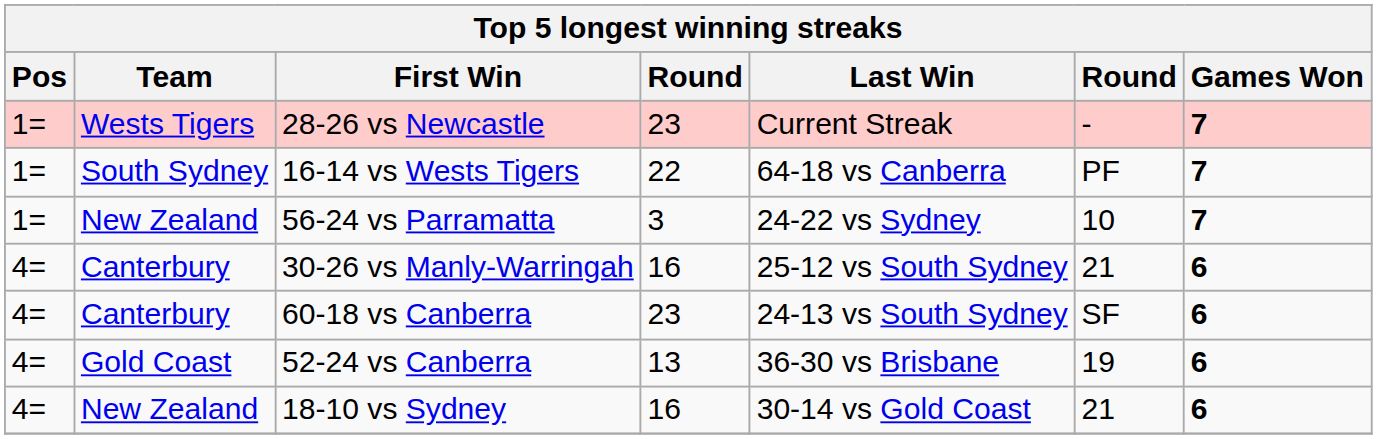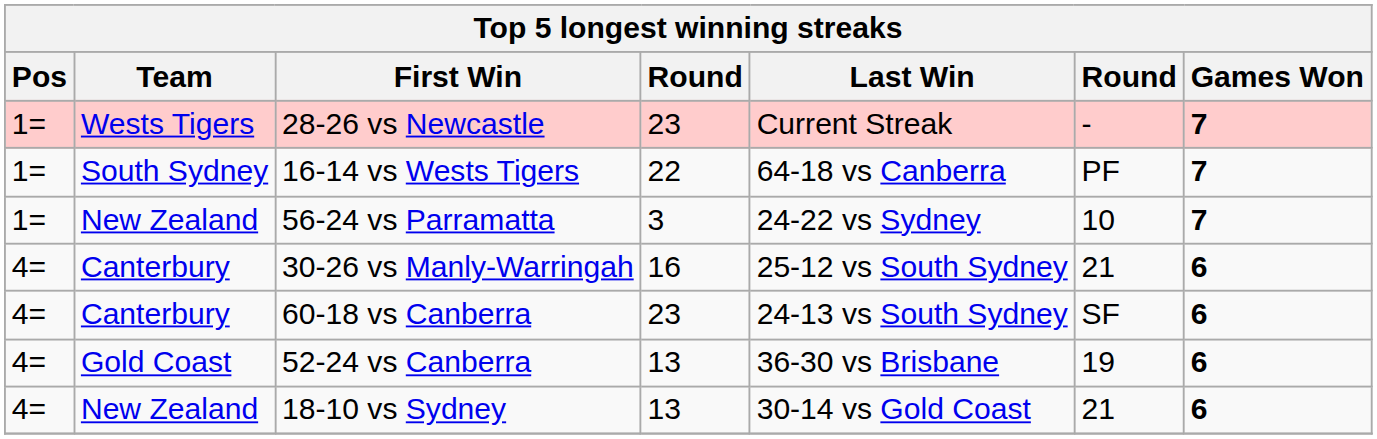(664, 409) 16 -> (664, 409) 13
